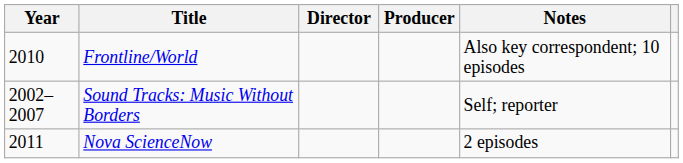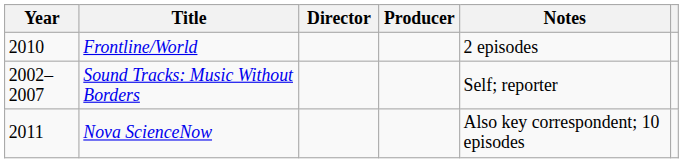(561, 56) Also key correspondent; 10 episodes -> (501, 46) 2 episodes
(501, 143) 2 episodes -> (561, 133) Also key correspondent; 10 episodes
